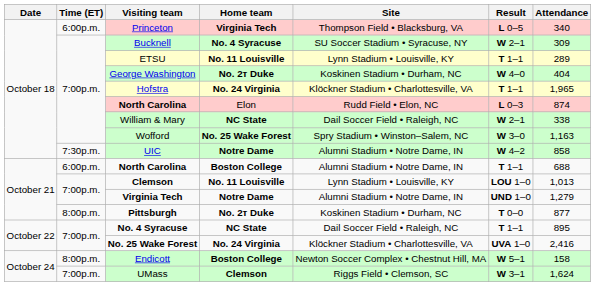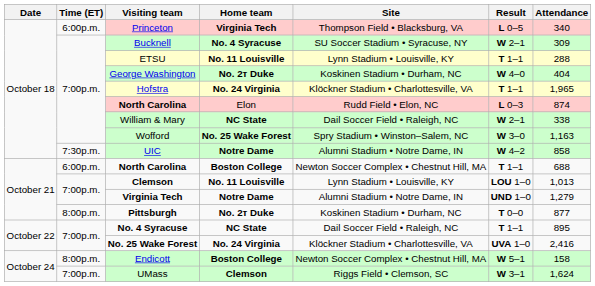(562, 58) 289 -> (562, 58) 288
(391, 166) Alumni Stadium • Notre Dame, IN -> (391, 166) Newton Soccer Complex • Chestnut Hill, MA
